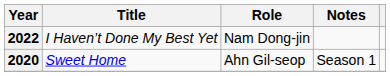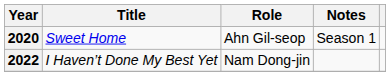rows swapped: (23, 60) <-> (23, 37)
